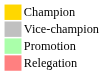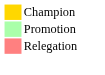- row: (61, 29)
